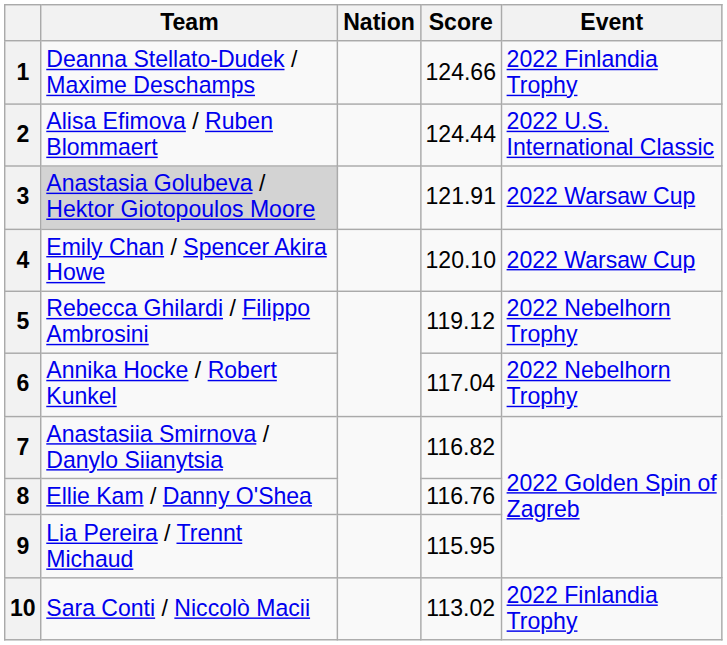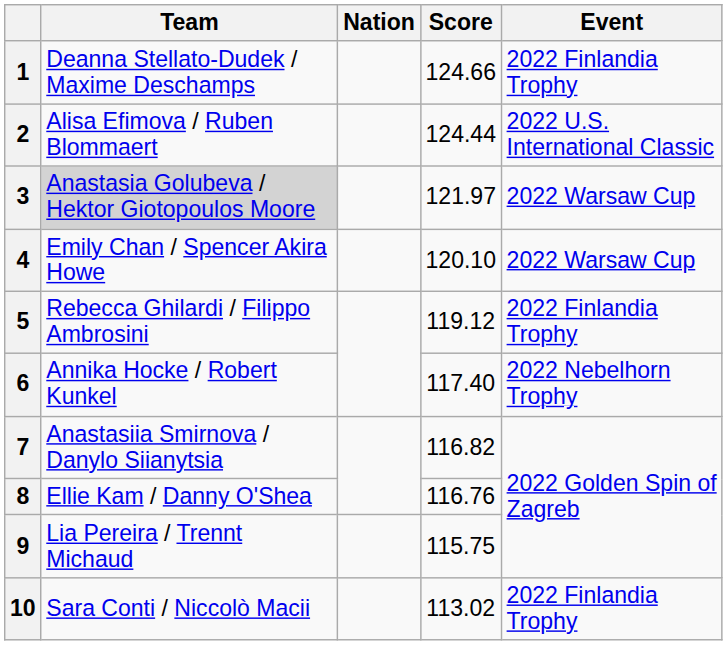(461, 197) 121.91 -> (461, 197) 121.97
(589, 322) 2022 Nebelhorn Trophy -> (582, 322) 2022 Finlandia Trophy
(461, 384) 117.04 -> (461, 384) 117.40
(461, 546) 115.95 -> (461, 546) 115.75
